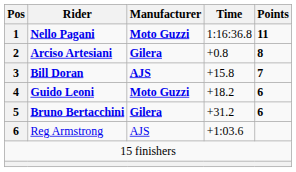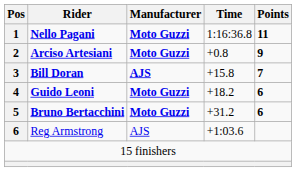(146, 53) Gilera -> (159, 53) Moto Guzzi
(260, 53) 8 -> (260, 53) 9
(146, 112) Gilera -> (159, 112) Moto Guzzi
